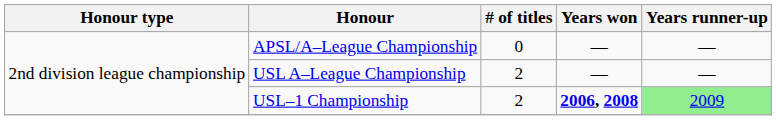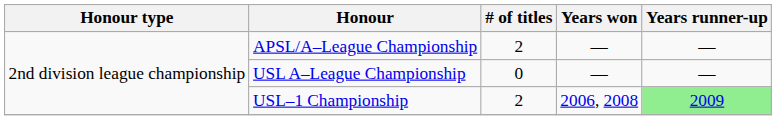(519, 45) 0 -> (519, 45) 2
(519, 73) 2 -> (519, 73) 0
(599, 100) bold -> (599, 100) normal
